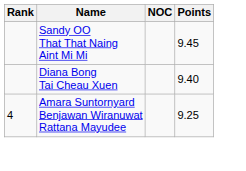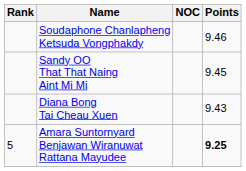+ row: (105, 36)
(188, 79) 9.40 -> (216, 109) 9.43
(10, 115) 4 -> (10, 145) 5
(188, 115) normal -> (216, 145) bold
